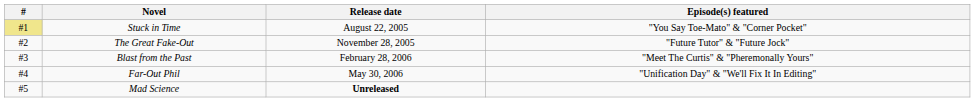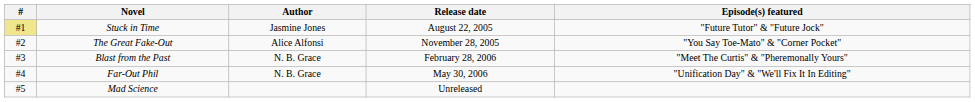+ column: (297, 12)
(728, 27) "You Say Toe-Mato" & "Corner Pocket" -> (762, 27) "Future Tutor" & "Future Jock"
(728, 43) "Future Tutor" & "Future Jock" -> (762, 43) "You Say Toe-Mato" & "Corner Pocket"
(376, 89) bold -> (460, 89) normal
